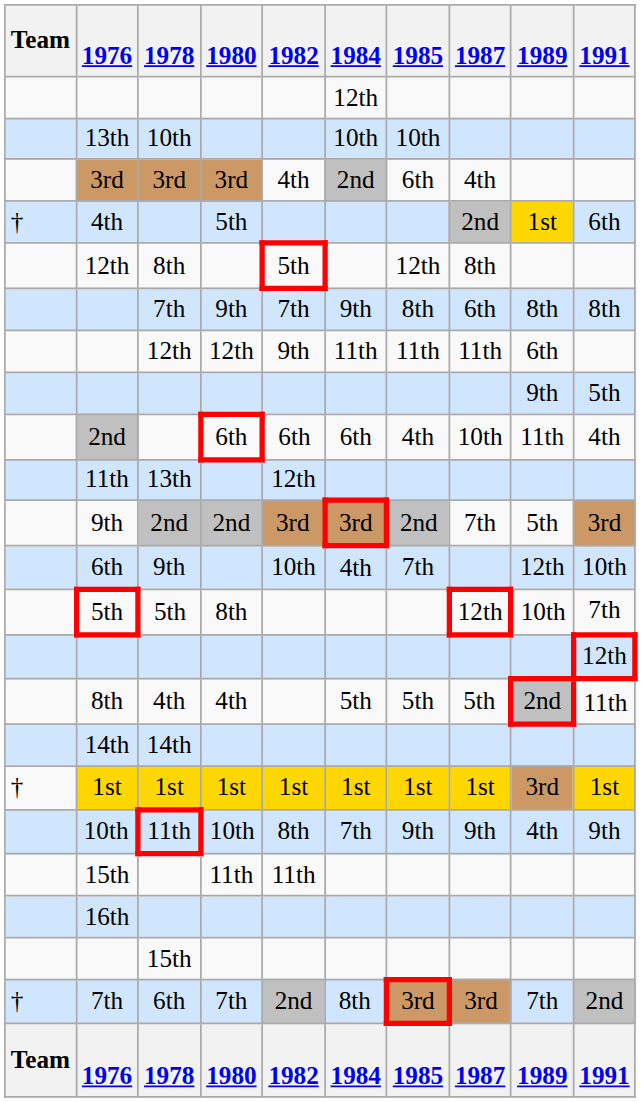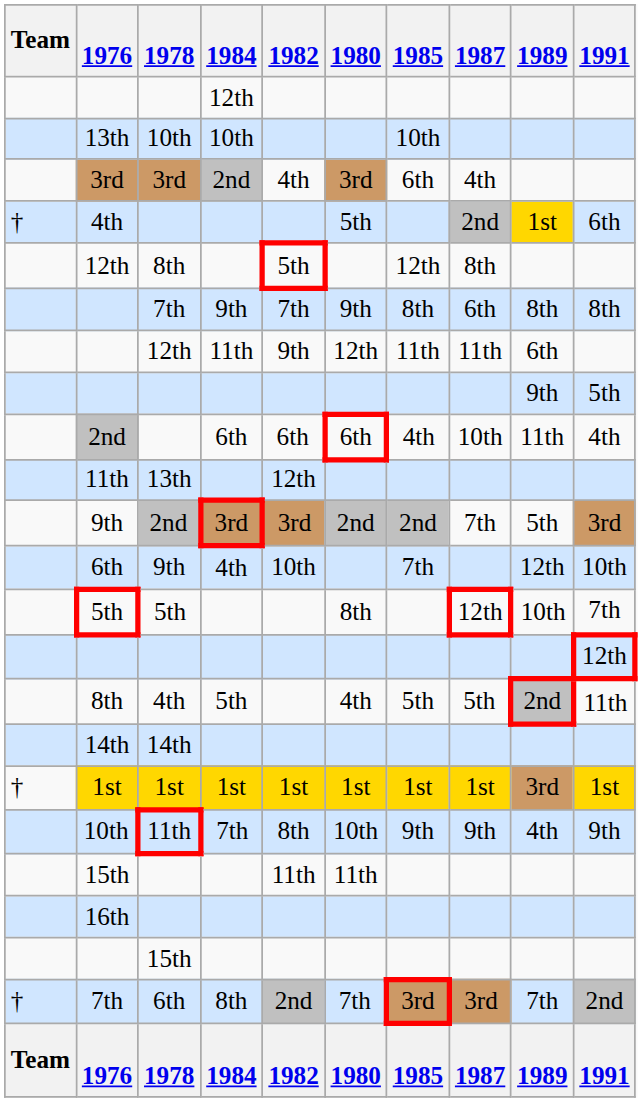columns swapped: (231, 55) <-> (356, 55)
